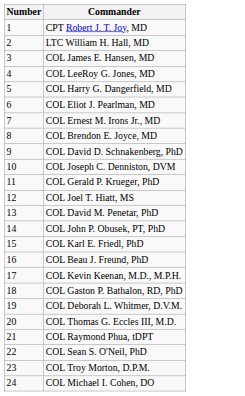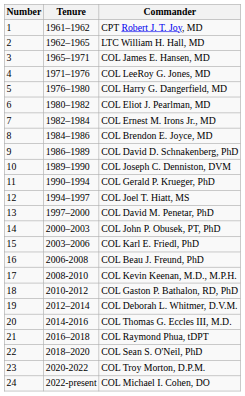+ column: (71, 12)
